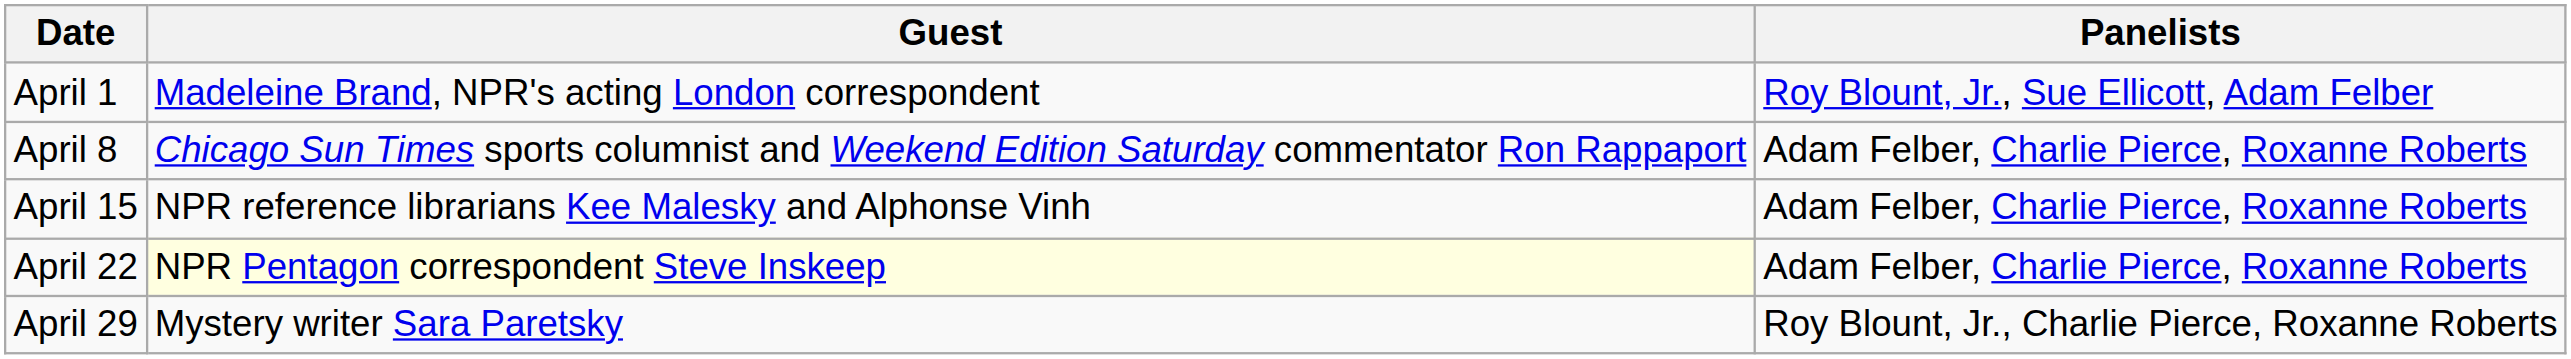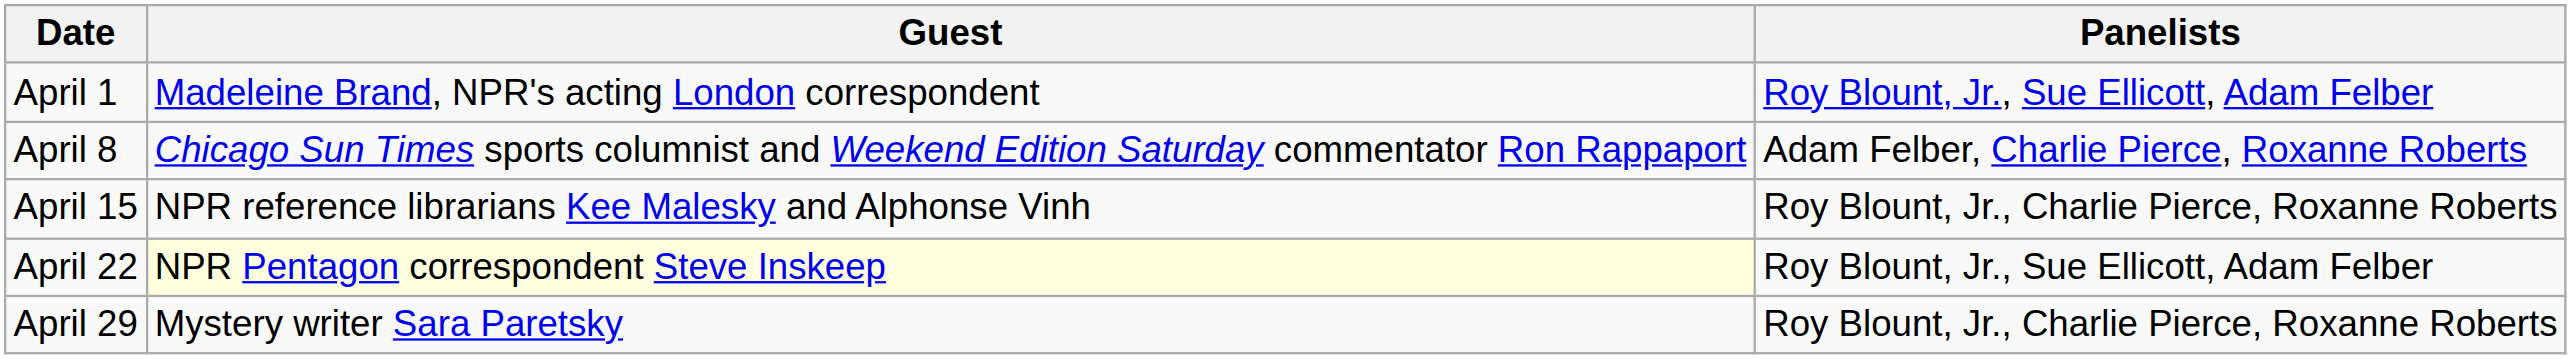(2145, 207) Adam Felber, Charlie Pierce, Roxanne Roberts -> (2160, 207) Roy Blount, Jr., Charlie Pierce, Roxanne Roberts
(2145, 265) Adam Felber, Charlie Pierce, Roxanne Roberts -> (2098, 265) Roy Blount, Jr., Sue Ellicott, Adam Felber
